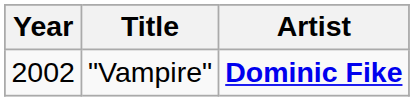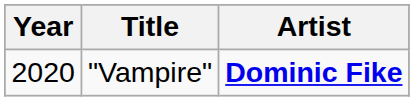(43, 72) 2002 -> (43, 72) 2020
